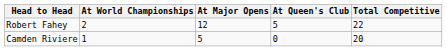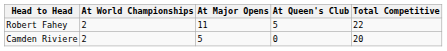(203, 25) 12 -> (203, 25) 11
(84, 39) 1 -> (84, 39) 2
